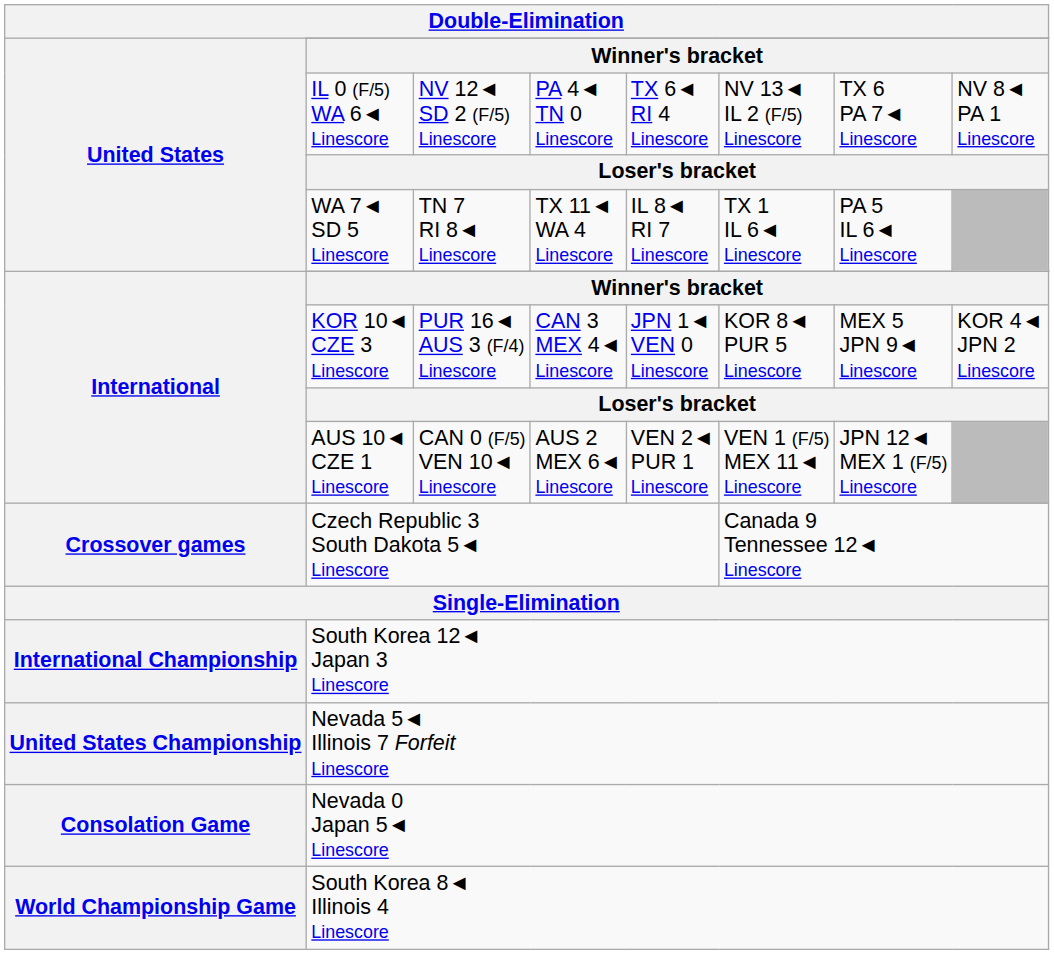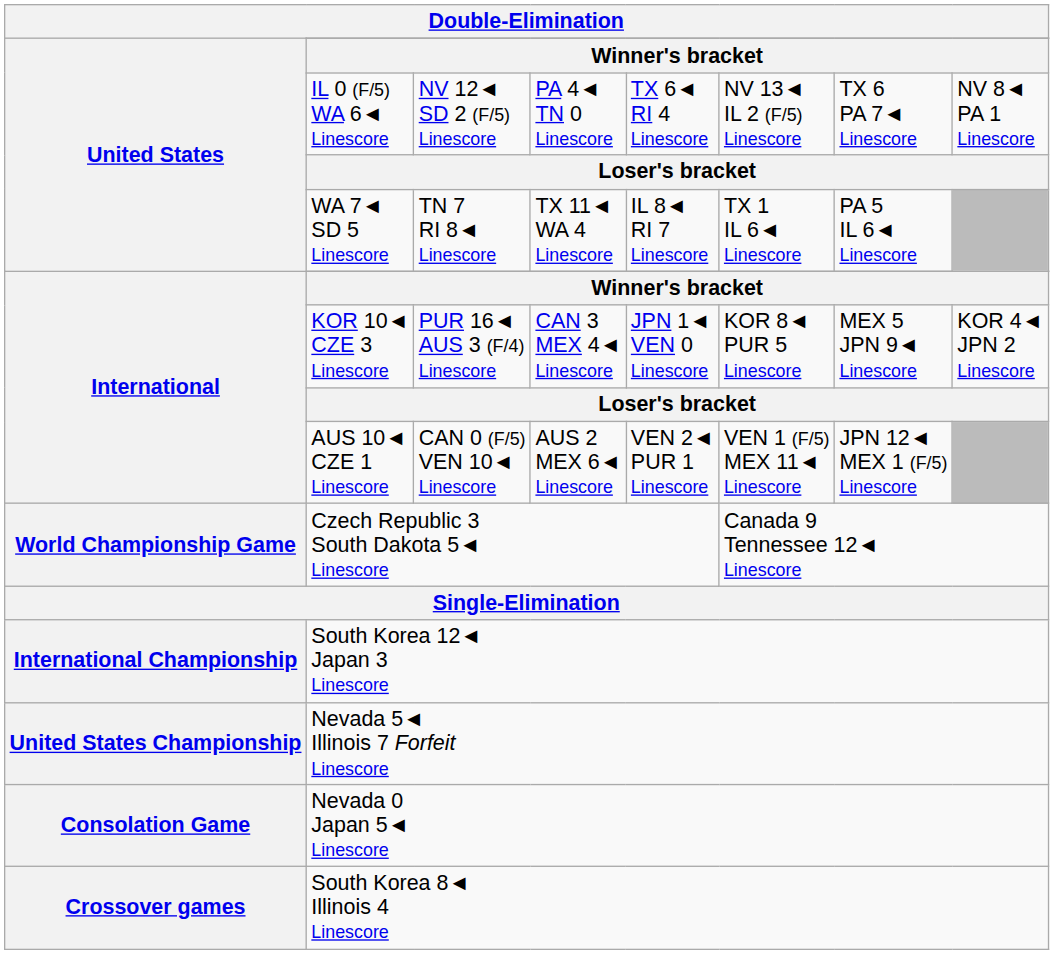(156, 544) Crossover games -> (156, 544) World Championship Game
(156, 907) World Championship Game -> (156, 907) Crossover games
